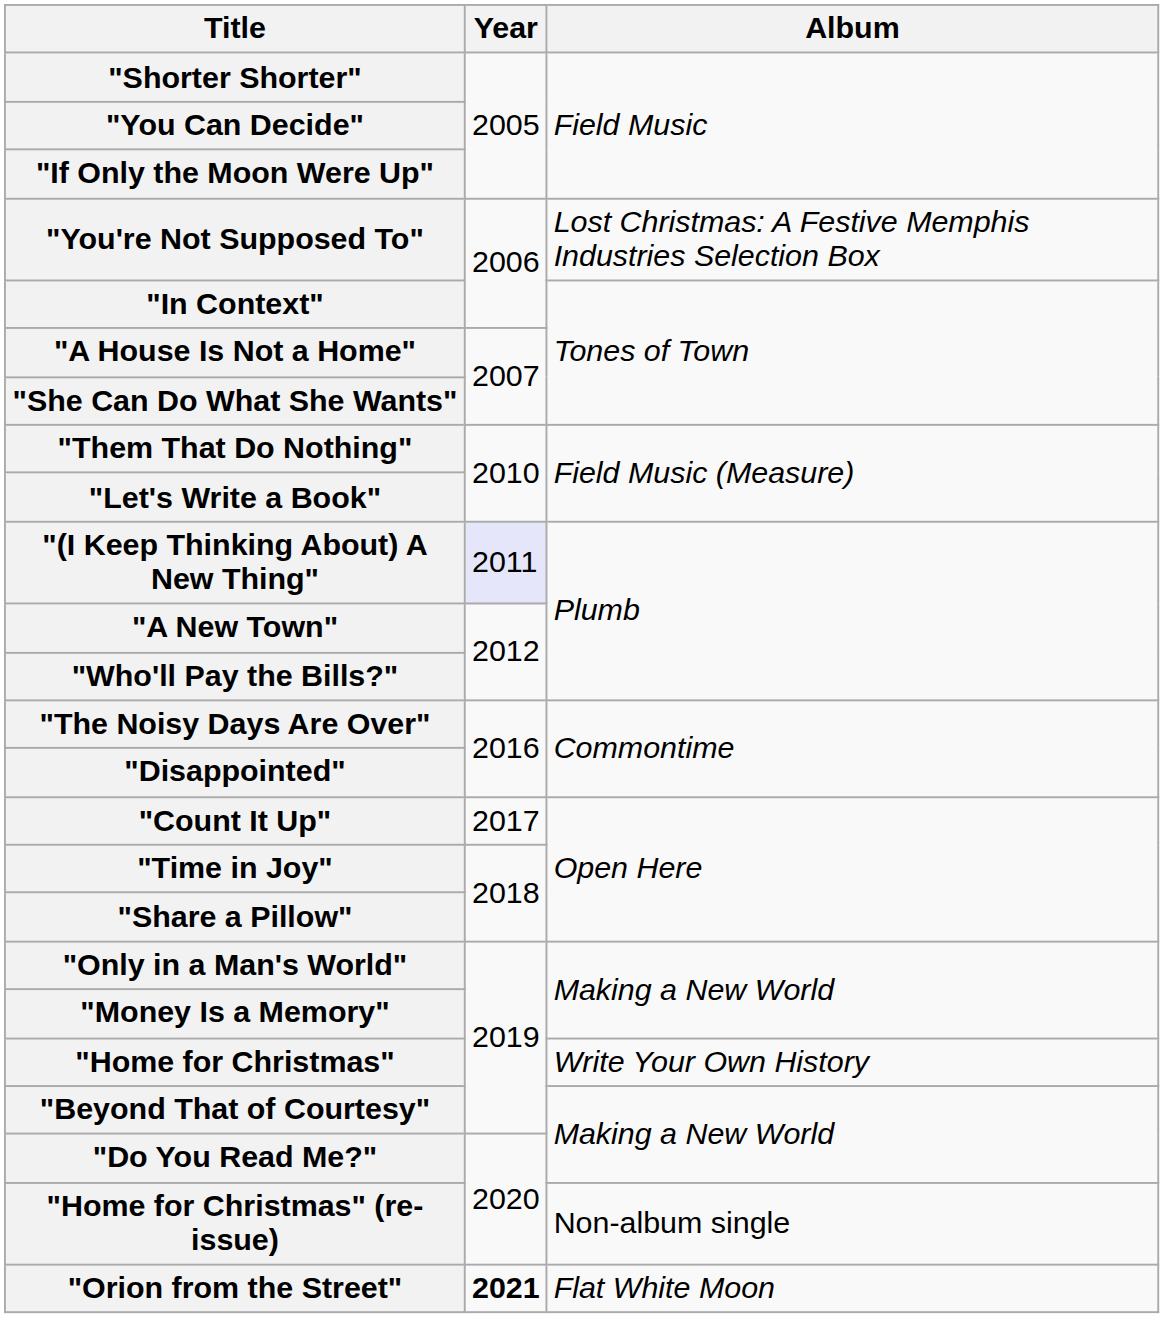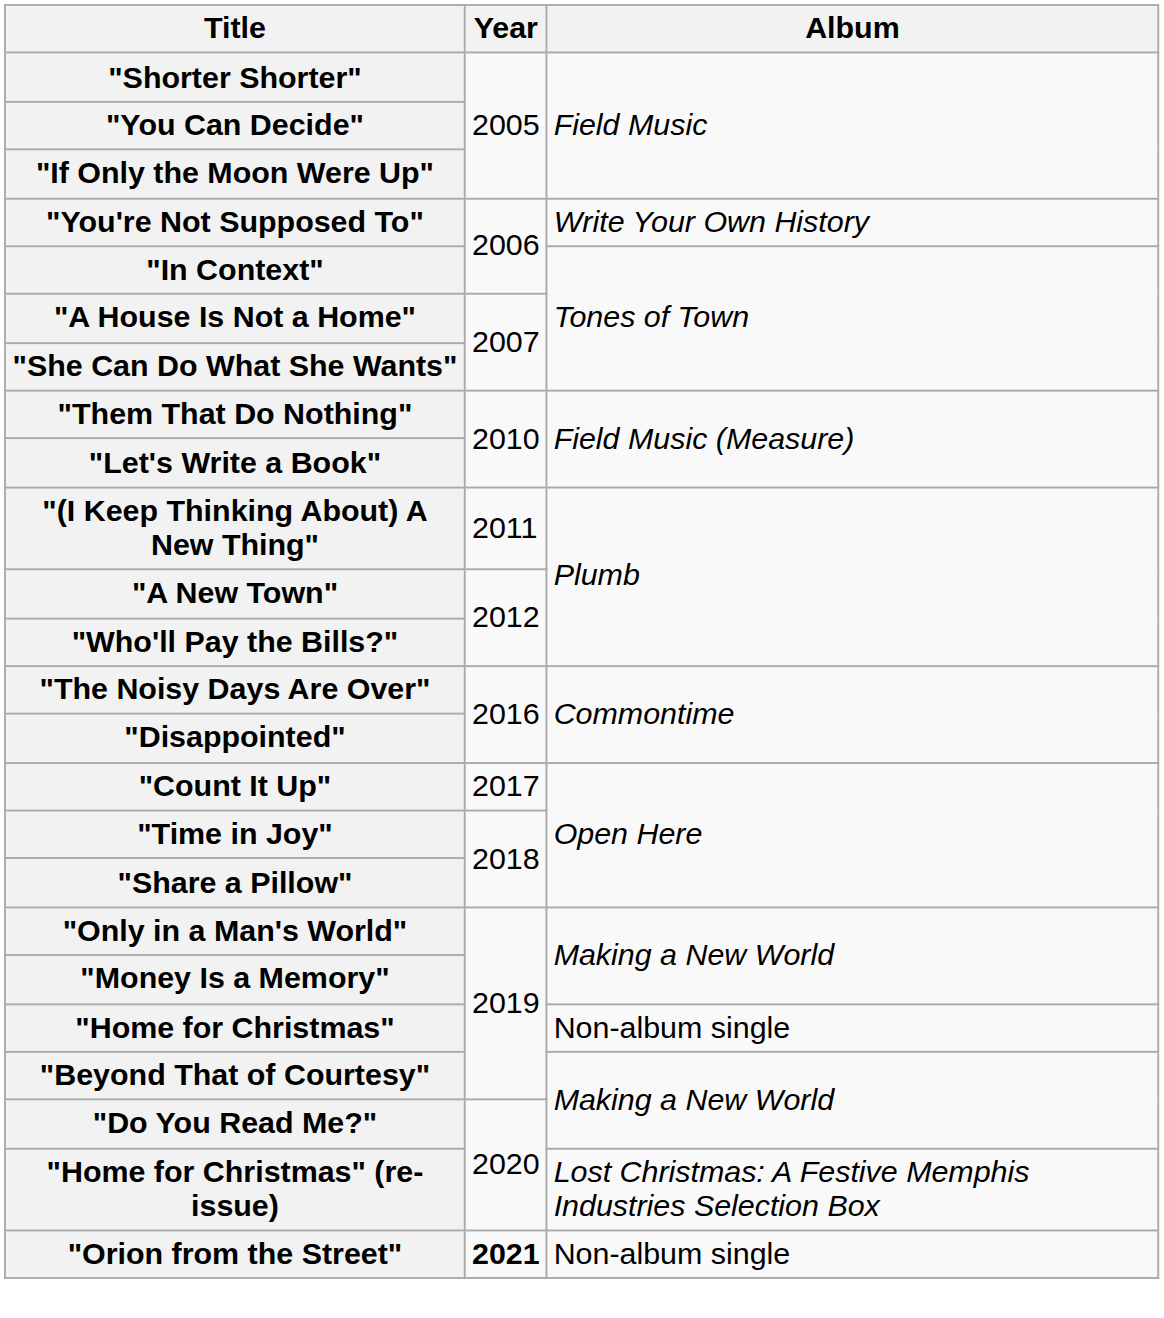(792, 238) Lost Christmas: A Festive Memphis Industries Selection Box -> (711, 221) Write Your Own History
(505, 562) lavender background -> (505, 527) no background
(711, 1061) Write Your Own History -> (672, 1027) Non-album single
(672, 1222) Non-album single -> (792, 1188) Lost Christmas: A Festive Memphis Industries Selection Box
(664, 1288) Flat White Moon -> (672, 1254) Non-album single
